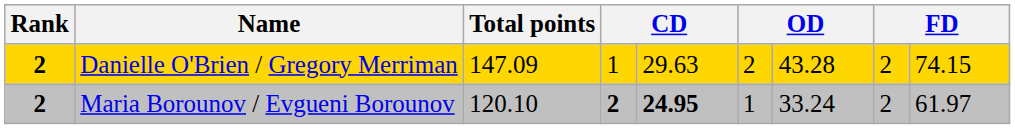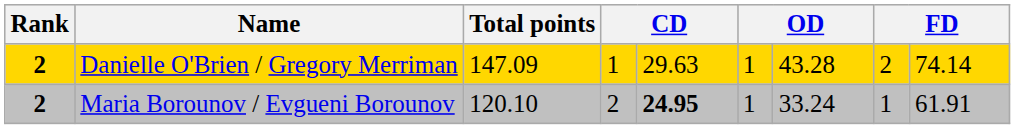(749, 63) 2 -> (749, 63) 1
(943, 63) 74.15 -> (943, 63) 74.14
(613, 103) bold -> (613, 103) normal
(886, 103) 2 -> (886, 103) 1
(943, 103) 61.97 -> (943, 103) 61.91
